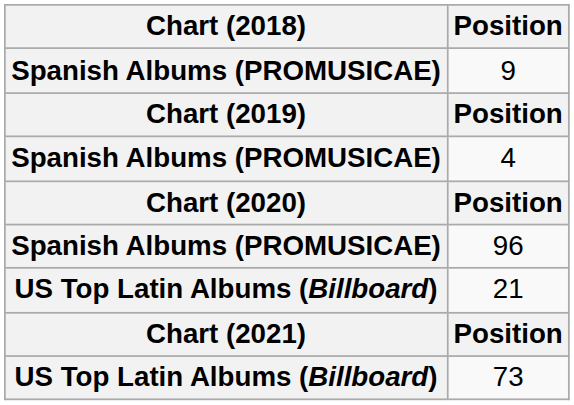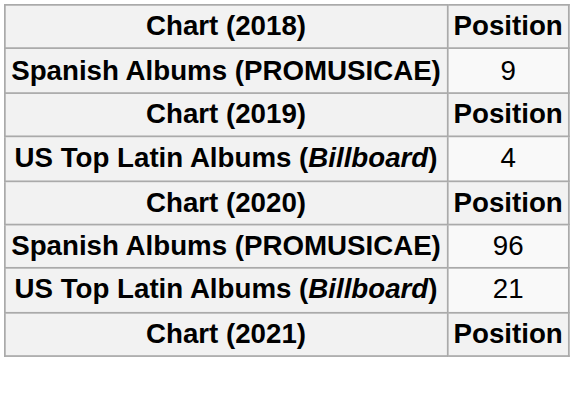(226, 158) Spanish Albums (PROMUSICAE) -> (226, 158) US Top Latin Albums (Billboard)
- row: (508, 377)
